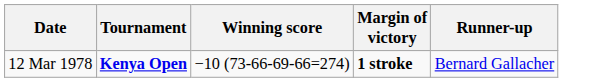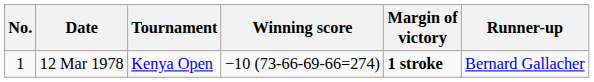+ column: (20, 27)
(143, 64) bold -> (172, 64) normal
